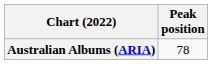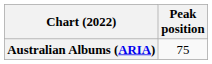(183, 49) 78 -> (183, 49) 75
